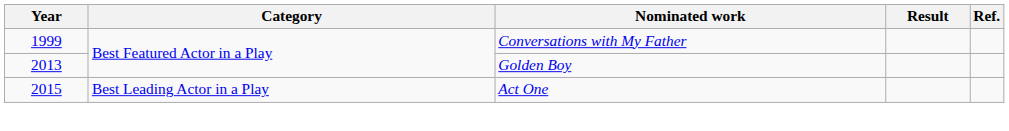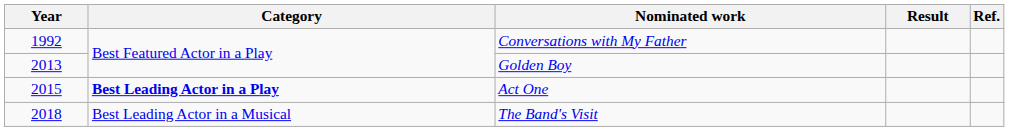(46, 41) 1999 -> (46, 41) 1992
(180, 89) normal -> (185, 89) bold
+ row: (548, 114)
